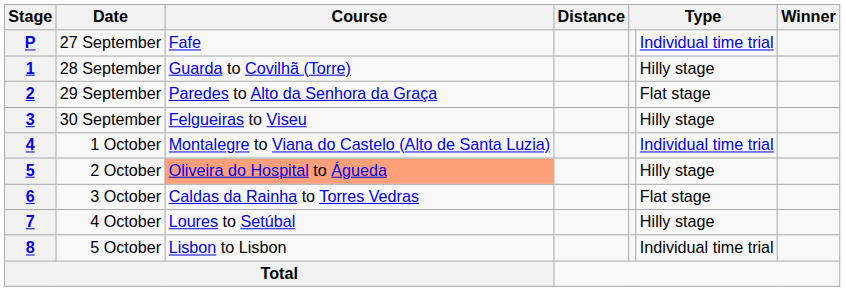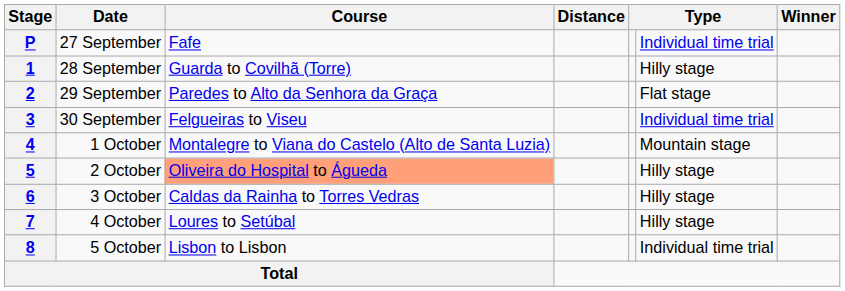(677, 119) Hilly stage -> (707, 119) Individual time trial
(707, 145) Individual time trial -> (695, 145) Mountain stage
(675, 196) Flat stage -> (677, 196) Hilly stage
